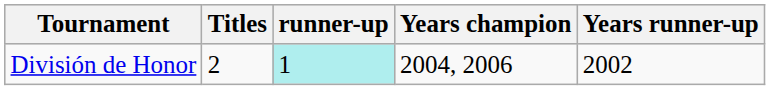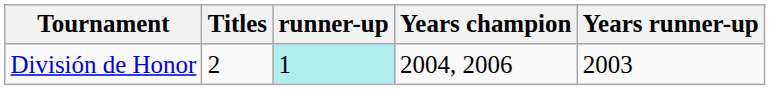(608, 63) 2002 -> (608, 63) 2003
